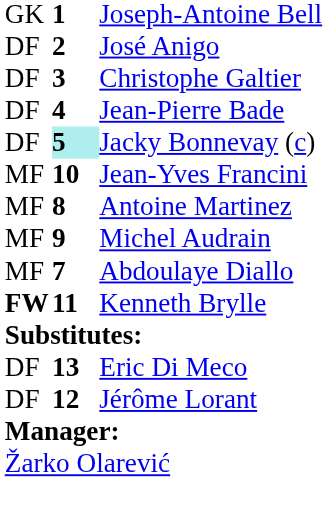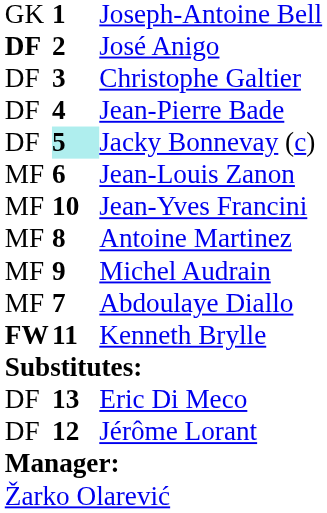(22, 45) normal -> (23, 45) bold
+ row: (197, 174)
